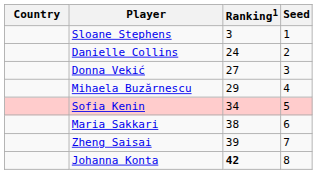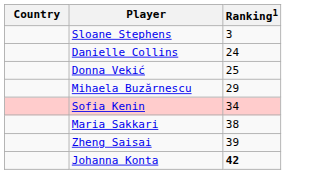- column: (297, 15)
(232, 70) 27 -> (232, 70) 25
